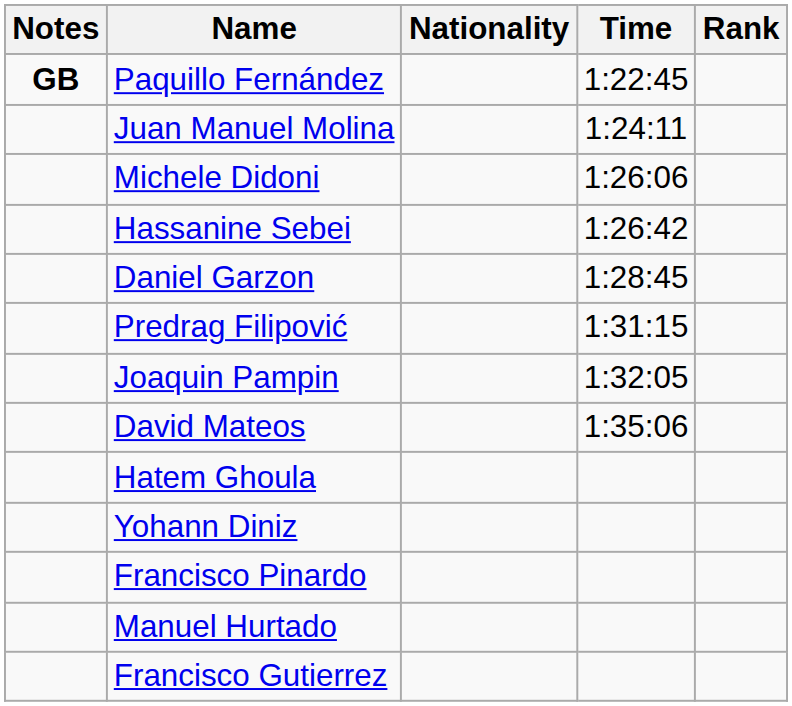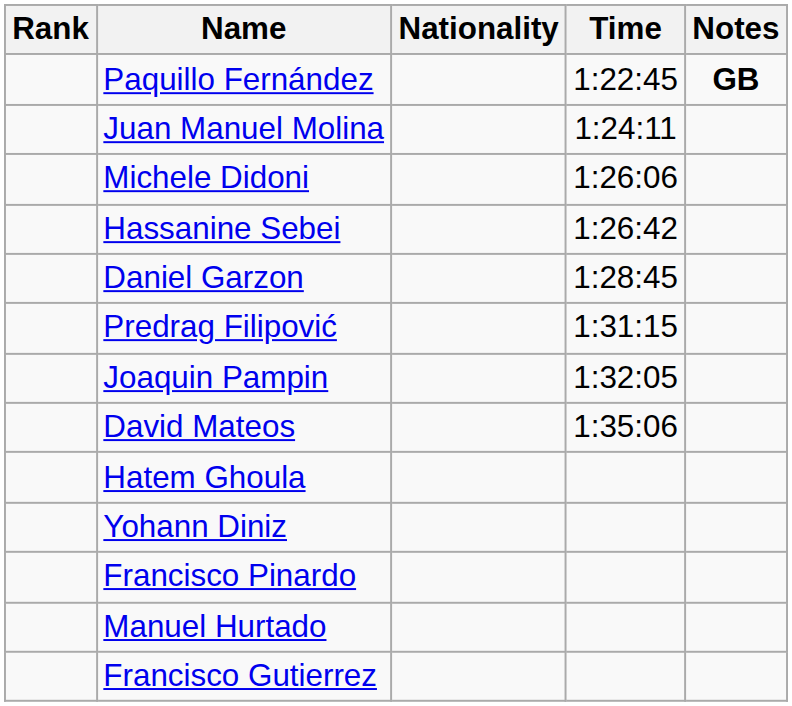columns swapped: (741, 29) <-> (56, 29)
